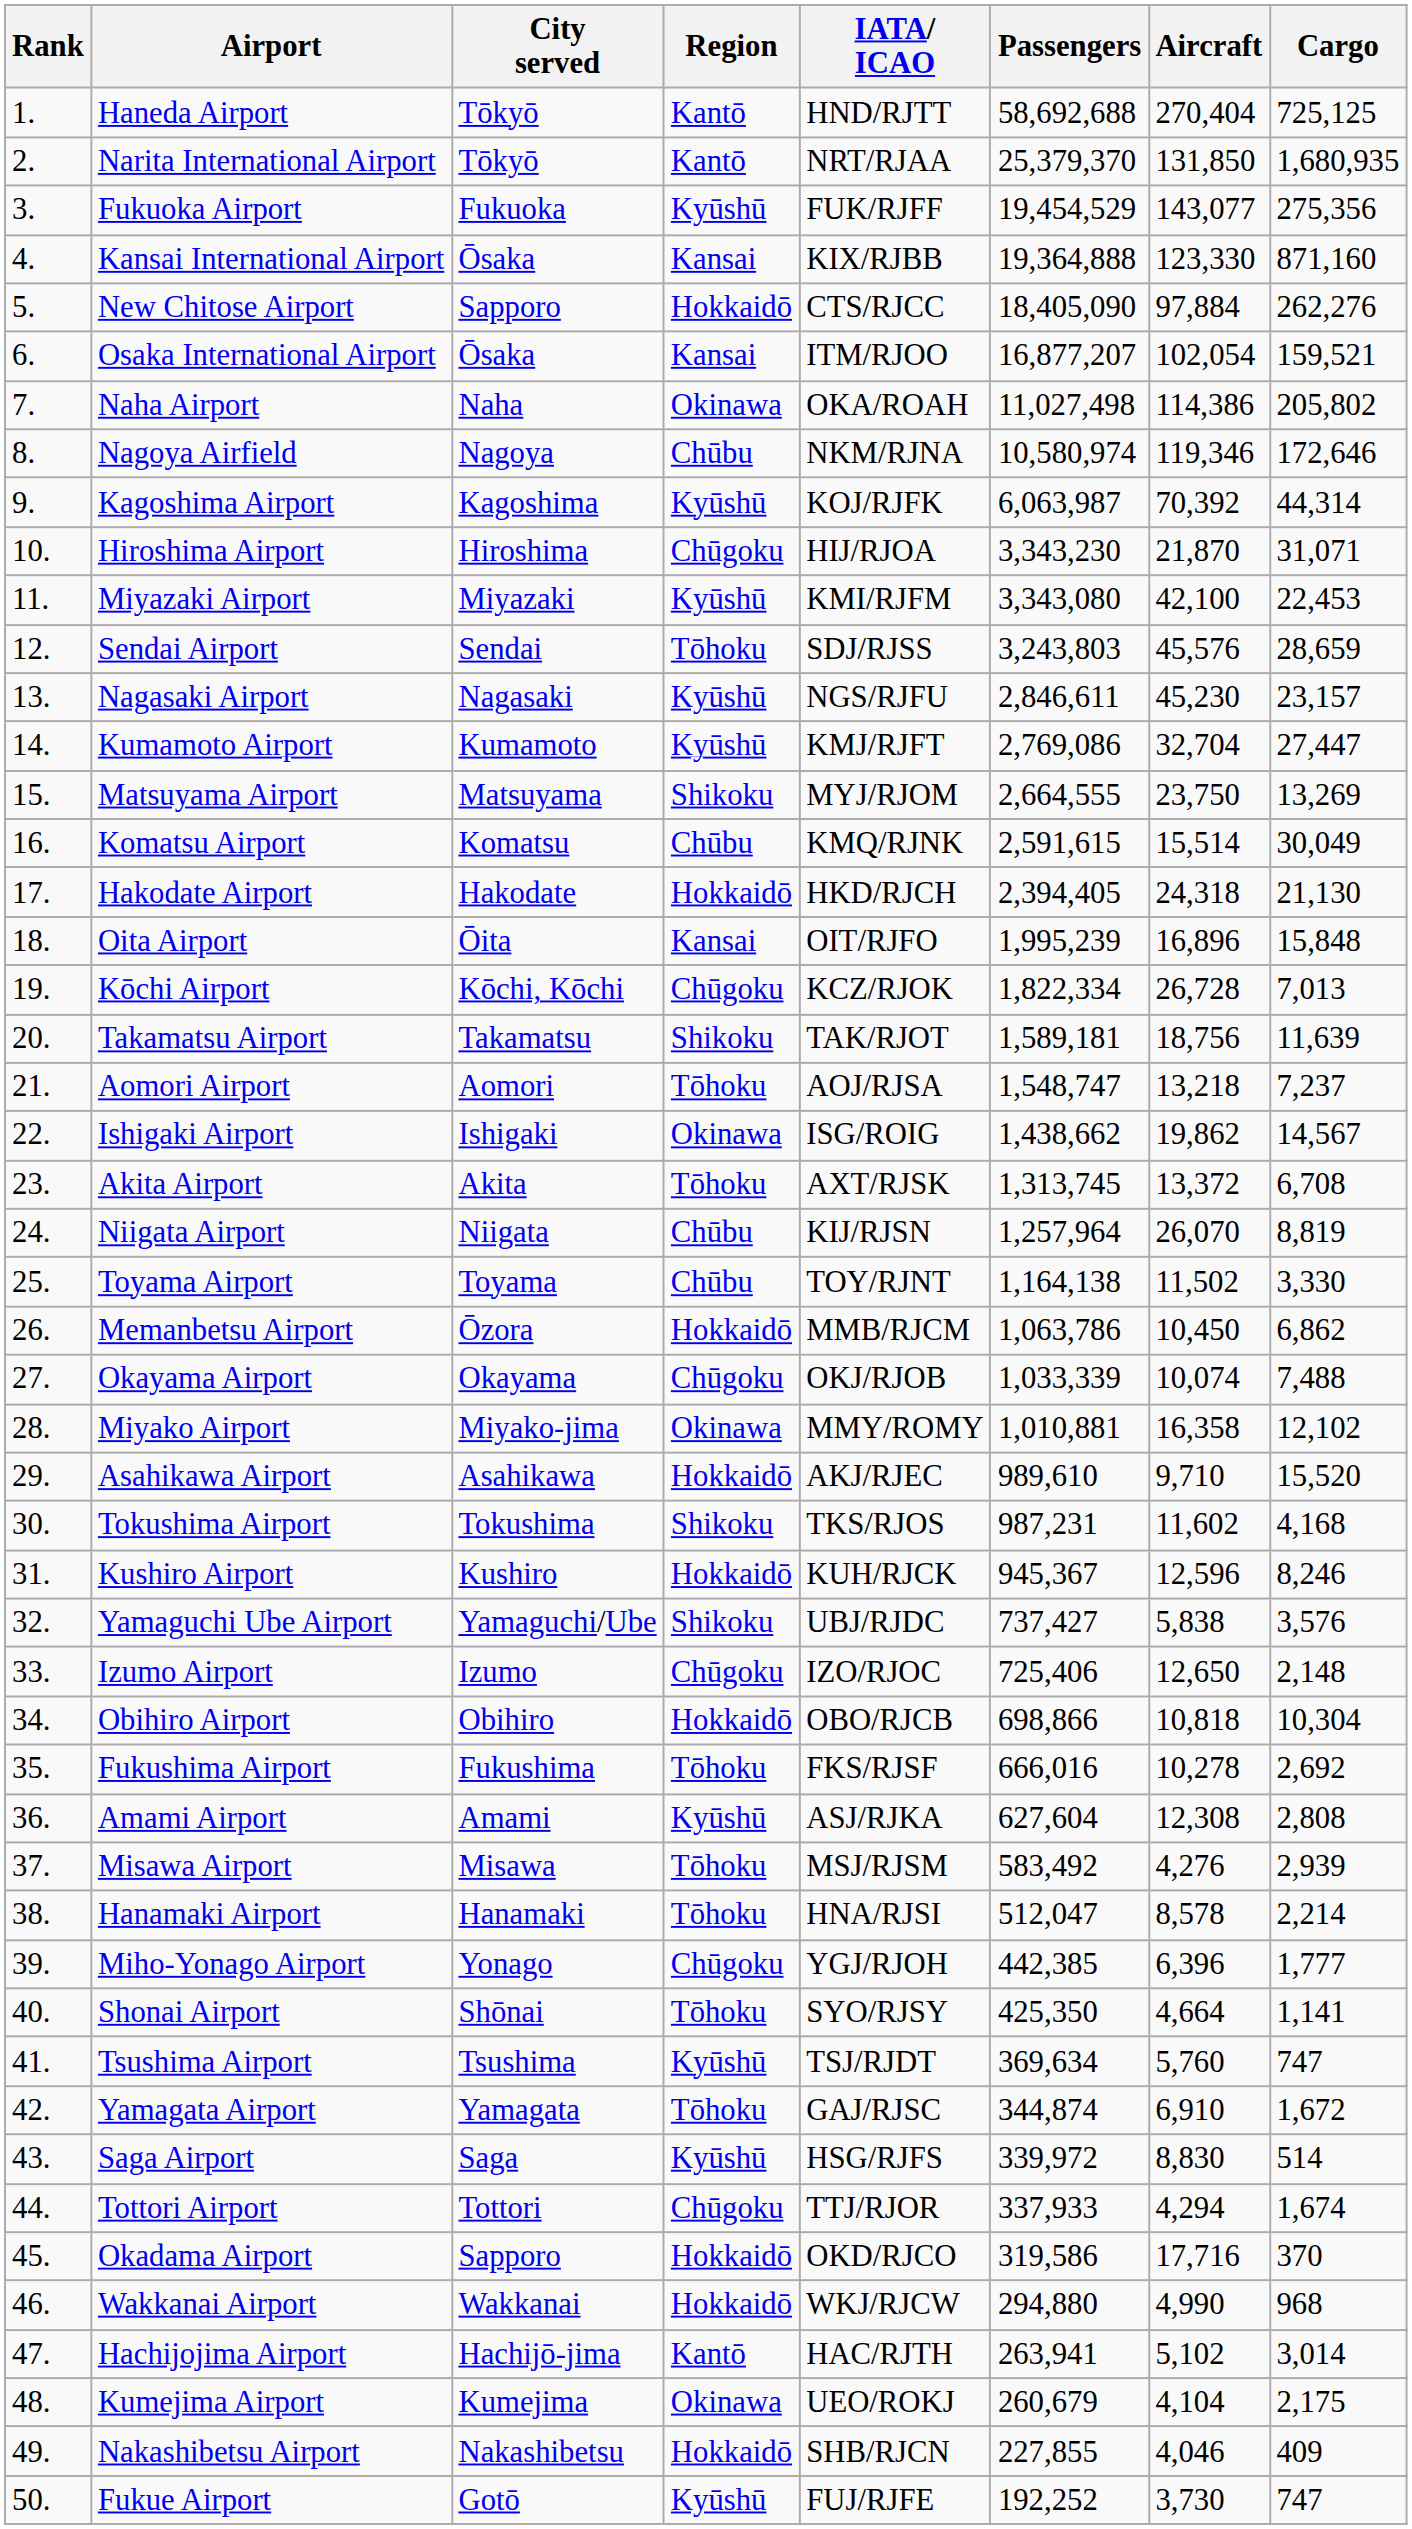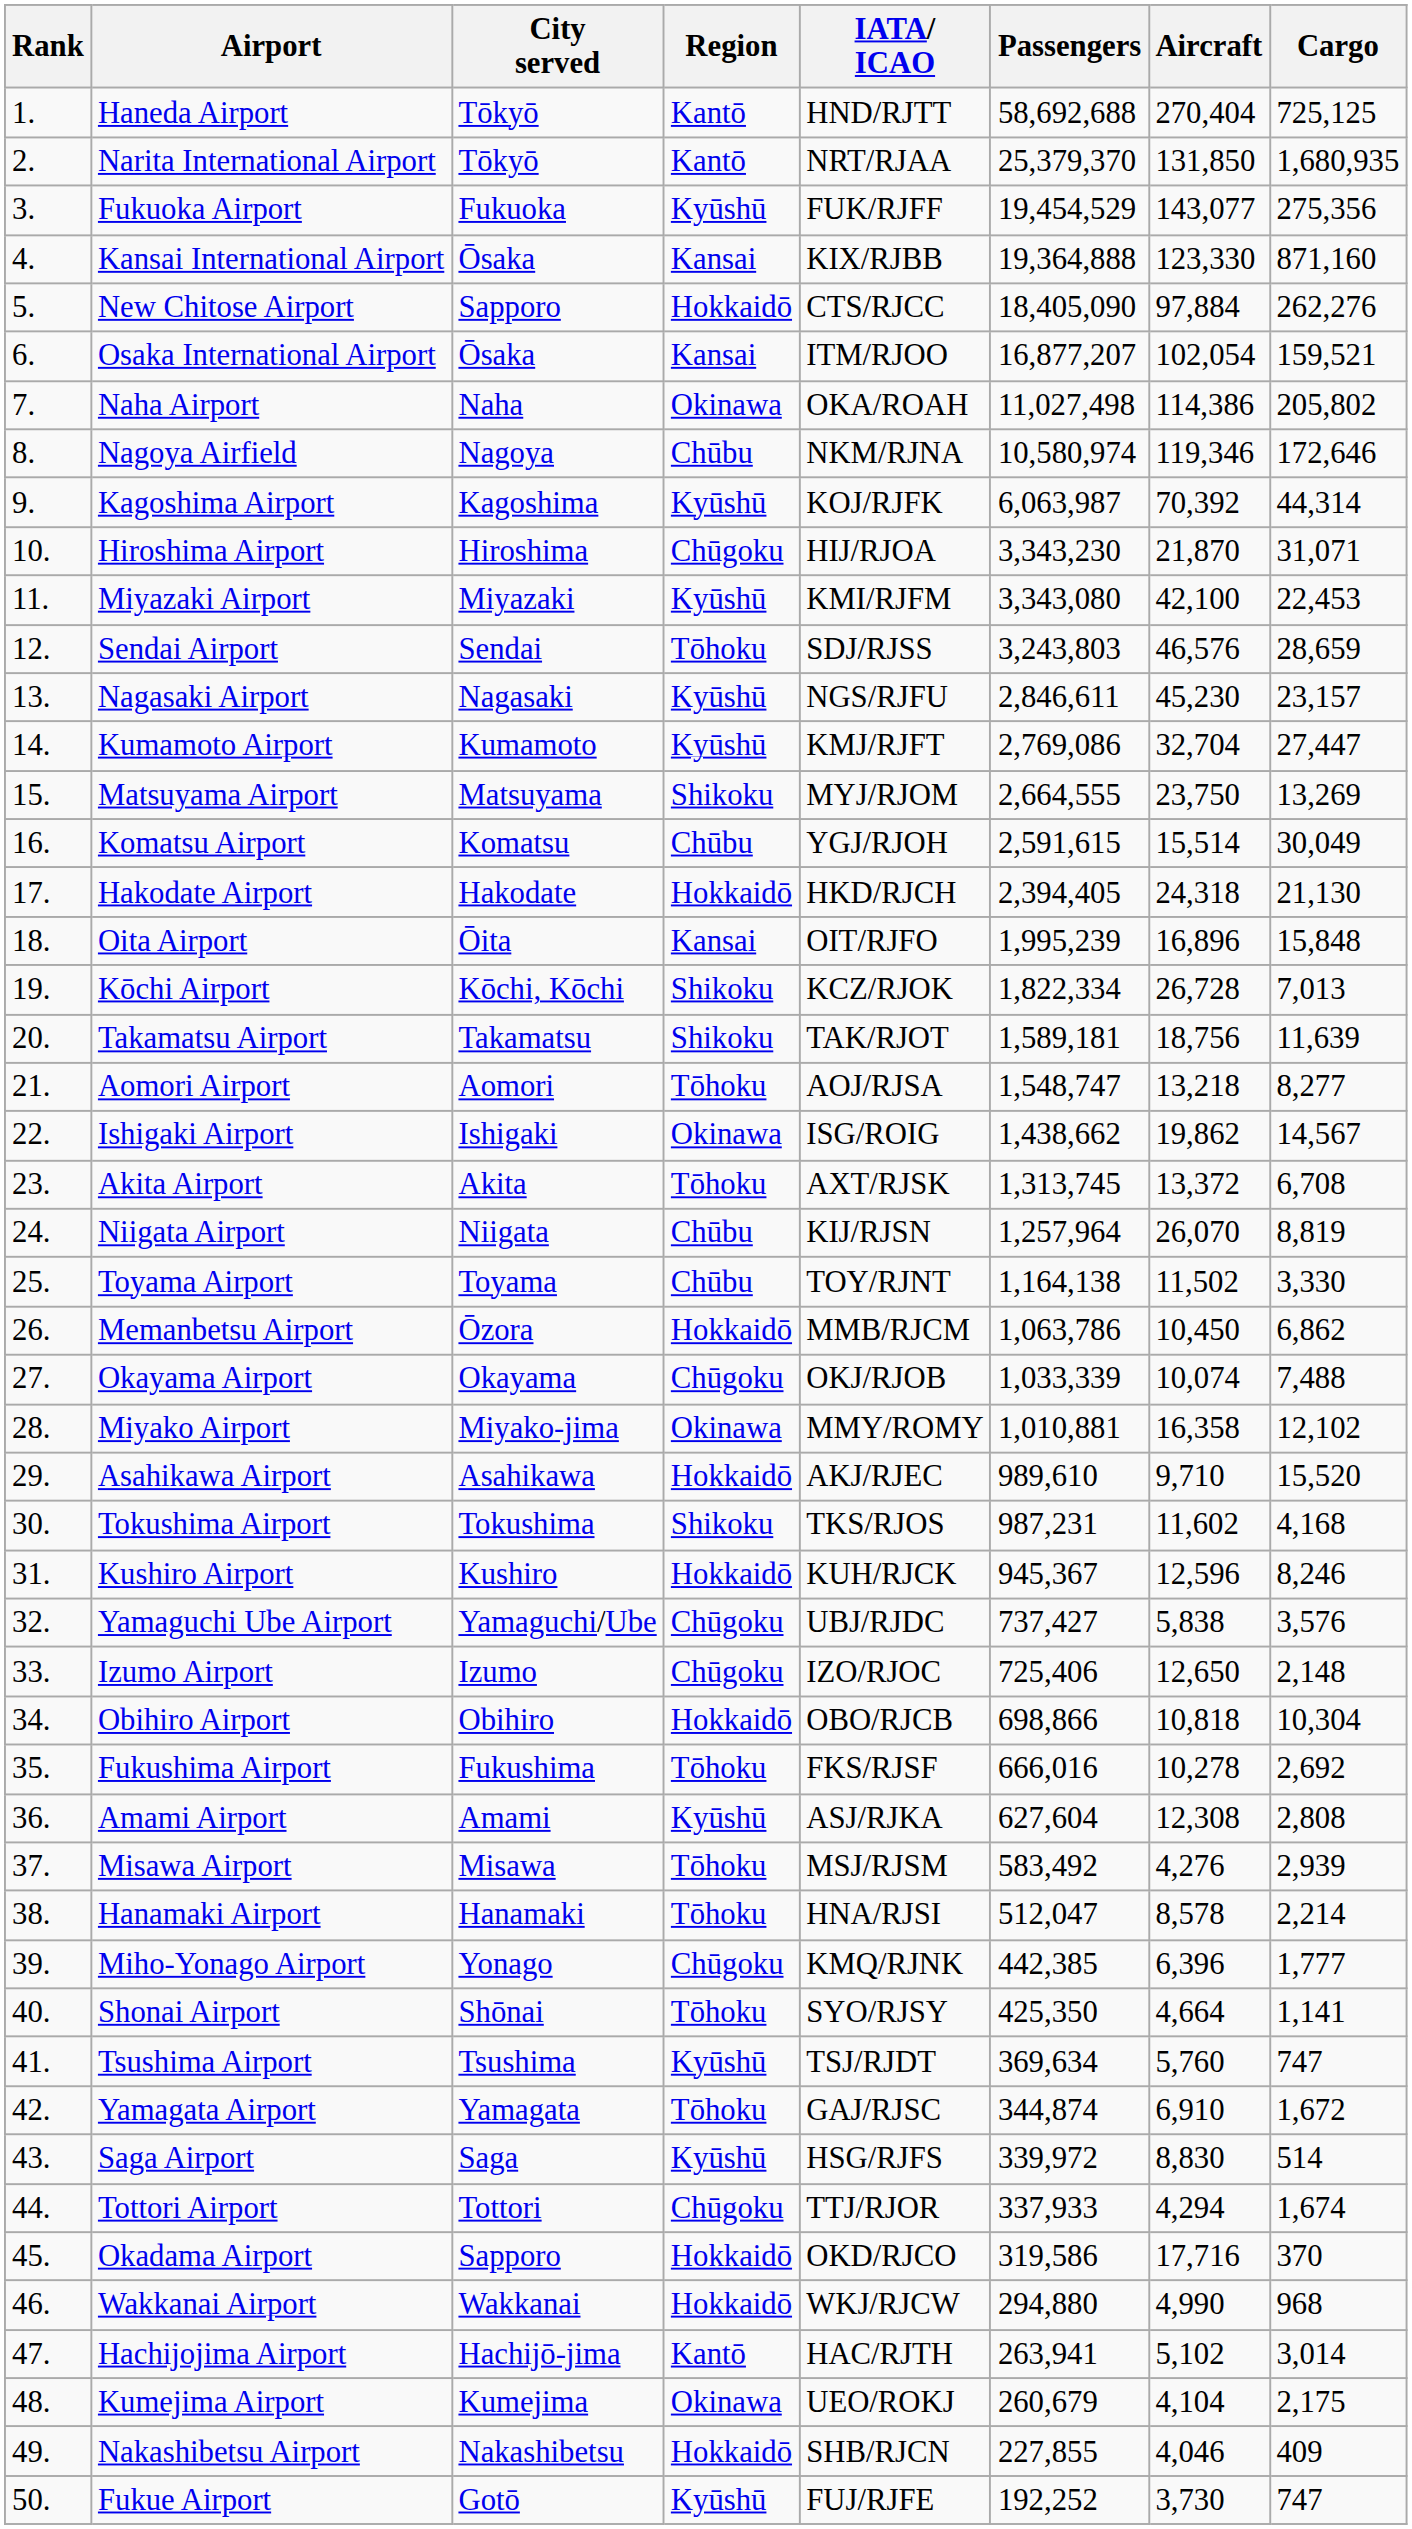(1198, 648) 45,576 -> (1198, 648) 46,576
(885, 842) KMQ/RJNK -> (877, 842) YGJ/RJOH
(727, 989) Chūgoku -> (722, 989) Shikoku
(1311, 1086) 7,237 -> (1311, 1086) 8,277
(722, 1622) Shikoku -> (727, 1622) Chūgoku
(877, 1963) YGJ/RJOH -> (885, 1963) KMQ/RJNK
